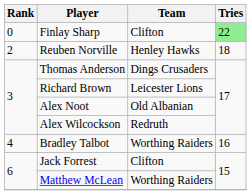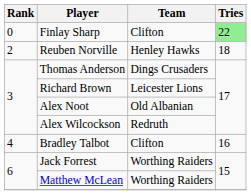(172, 143) Worthing Raiders -> (147, 143) Clifton
(147, 161) Clifton -> (172, 161) Worthing Raiders
